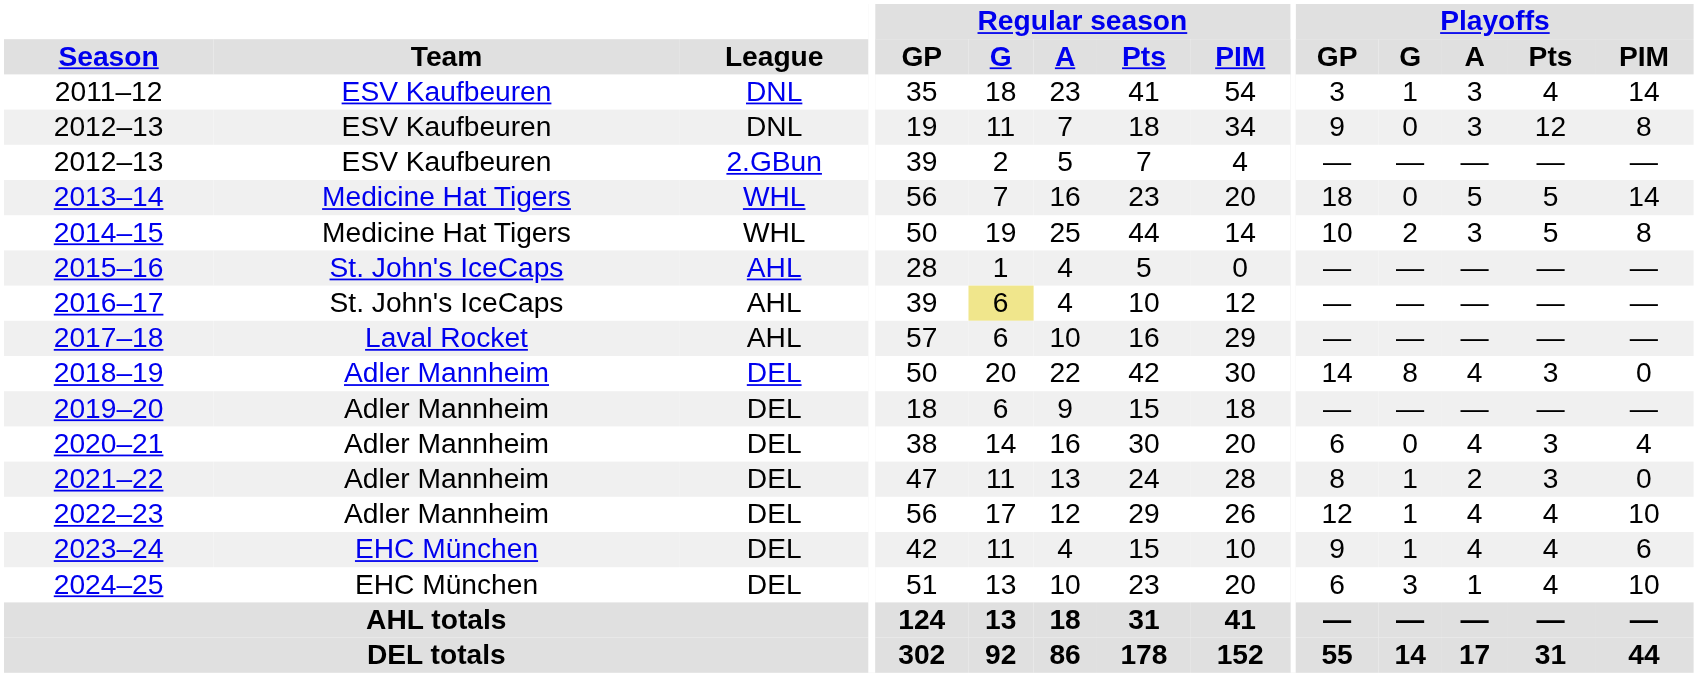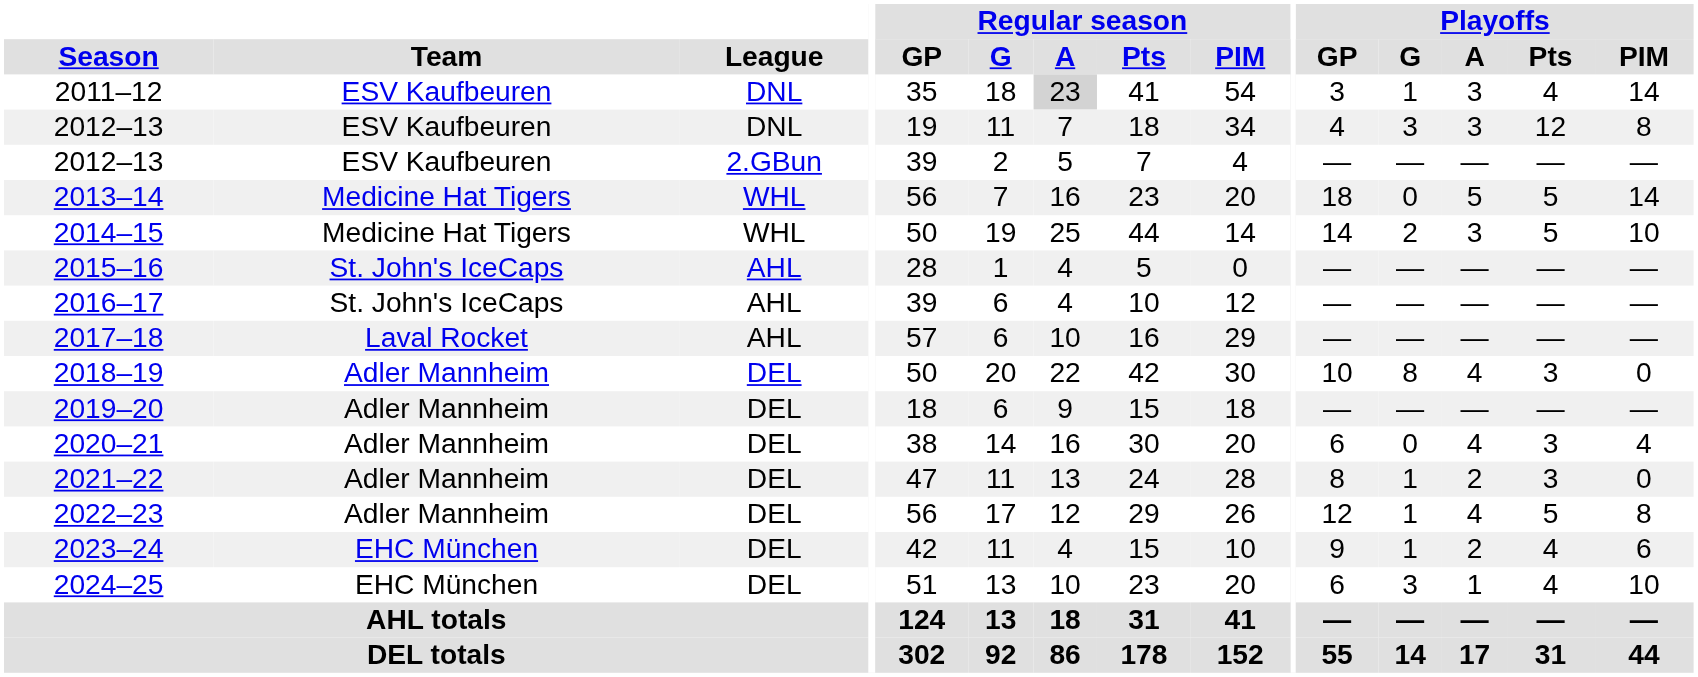(1065, 91) no background -> (1065, 91) lightgrey background
(1337, 126) 9 -> (1337, 126) 4
(1410, 126) 0 -> (1410, 126) 3
(1337, 232) 10 -> (1337, 232) 14
(1644, 232) 8 -> (1644, 232) 10
(1001, 302) khaki background -> (1001, 302) no background
(1337, 373) 14 -> (1337, 373) 10
(1551, 514) 4 -> (1551, 514) 5
(1644, 514) 10 -> (1644, 514) 8
(1475, 549) 4 -> (1475, 549) 2
